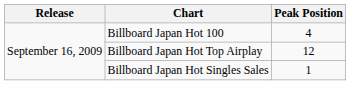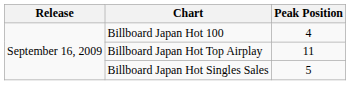(309, 51) 12 -> (309, 51) 11
(309, 70) 1 -> (309, 70) 5
